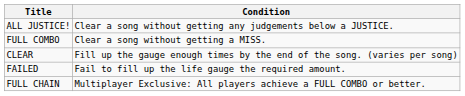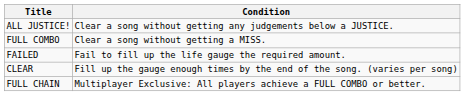rows swapped: (20, 55) <-> (22, 69)
